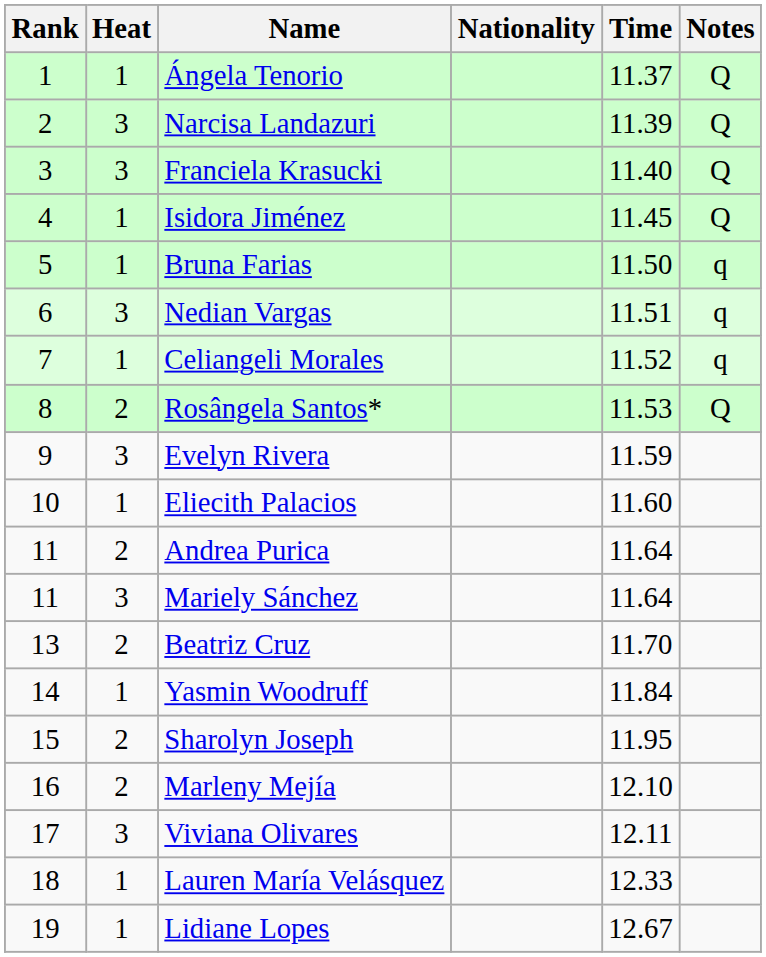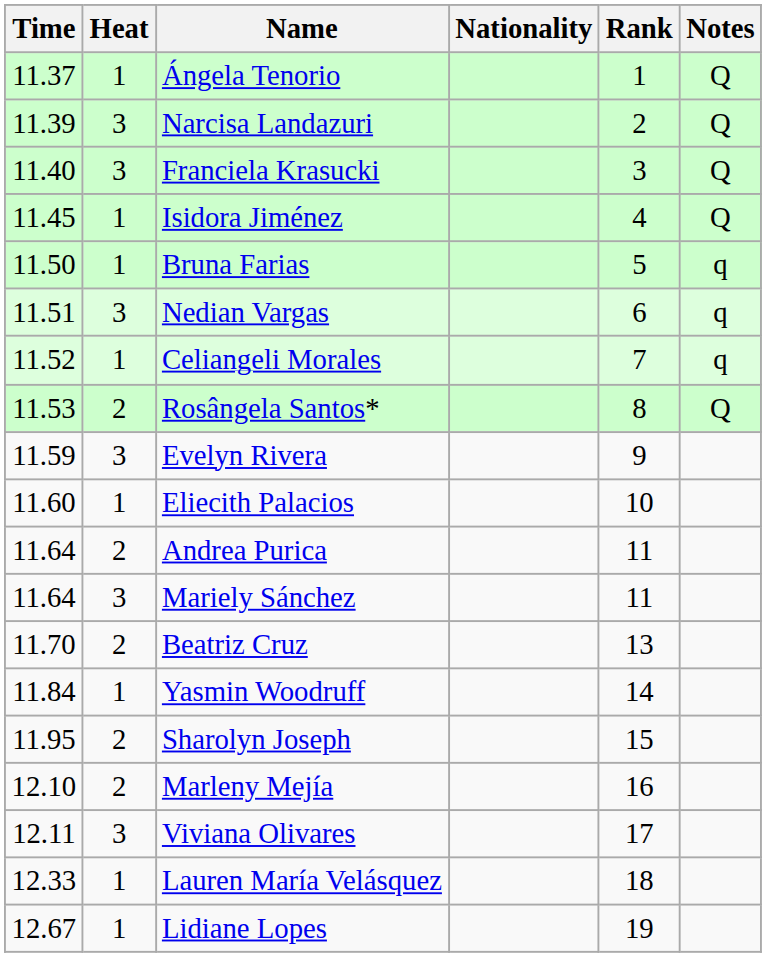columns swapped: (45, 28) <-> (641, 28)
